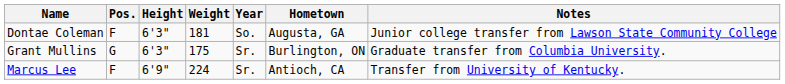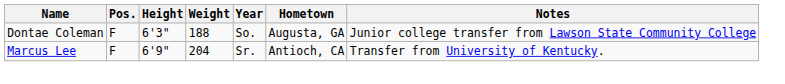(199, 32) 181 -> (199, 32) 188
- row: (52, 51)
(199, 70) 224 -> (199, 51) 204
